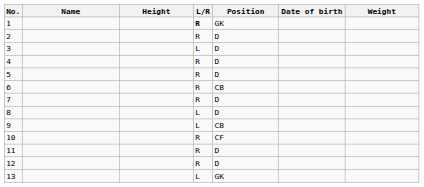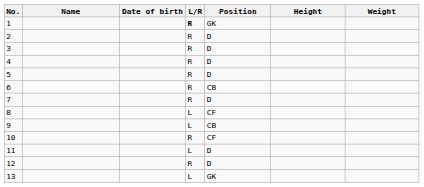columns swapped: (312, 11) <-> (156, 11)
(198, 49) L -> (190, 49) R
(217, 112) D -> (211, 112) CF
(198, 150) R -> (190, 150) L
